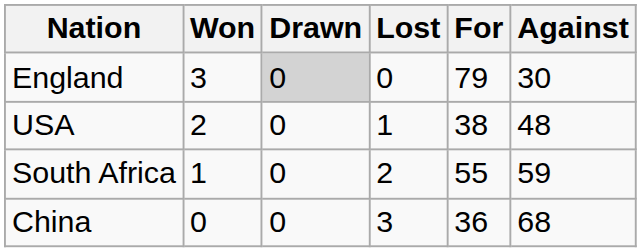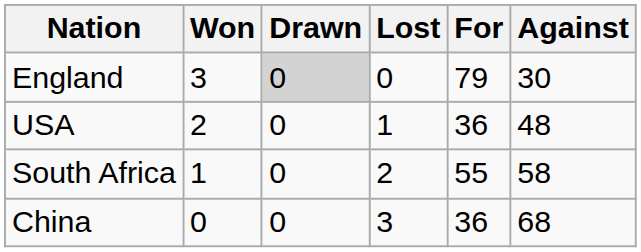(471, 125) 38 -> (471, 125) 36
(534, 173) 59 -> (534, 173) 58
